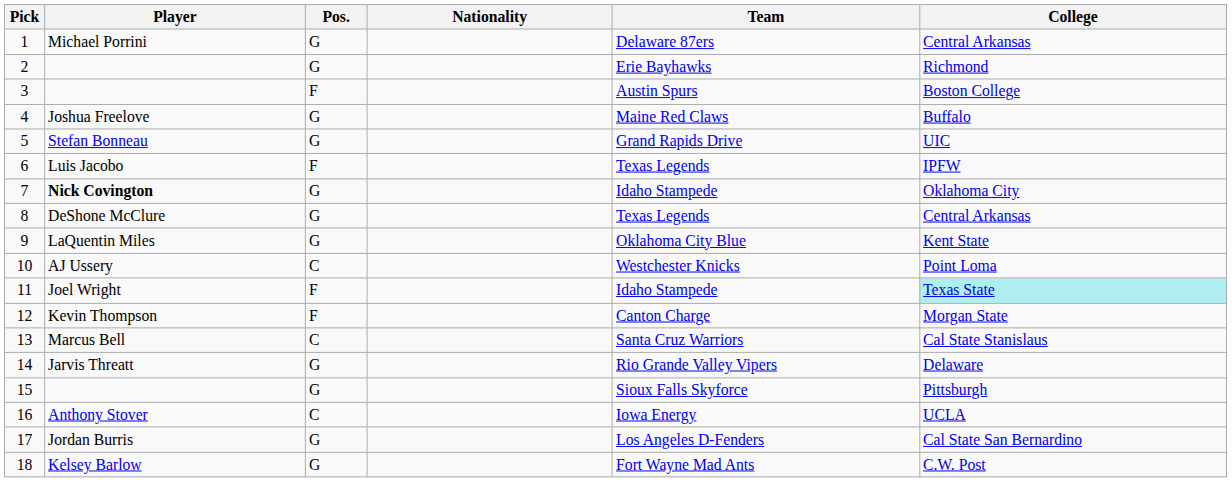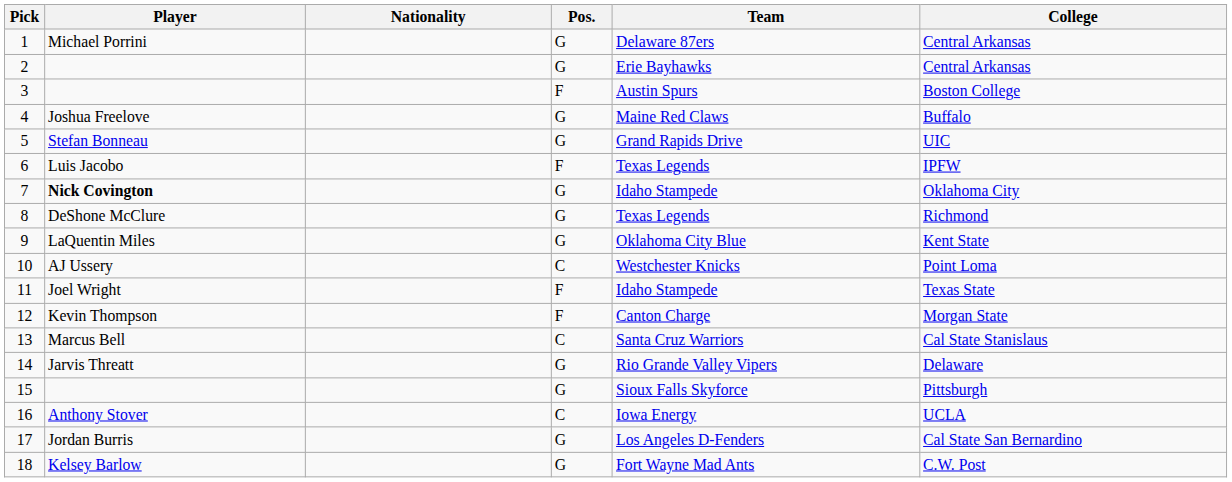columns swapped: (336, 16) <-> (490, 16)
(956, 66) Richmond -> (977, 66) Central Arkansas
(977, 215) Central Arkansas -> (956, 215) Richmond
(959, 290) paleturquoise background -> (959, 290) no background
